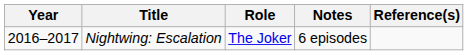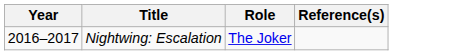- column: (333, 15)
